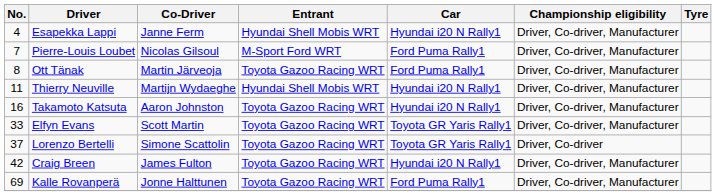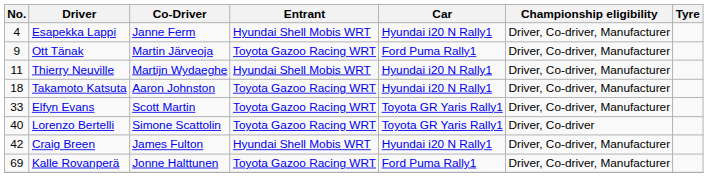- row: (84, 51)
(17, 69) 8 -> (17, 51) 9
(17, 107) 16 -> (17, 88) 18
(17, 144) 37 -> (17, 125) 40
(313, 163) Toyota Gazoo Racing WRT -> (302, 144) Hyundai Shell Mobis WRT
